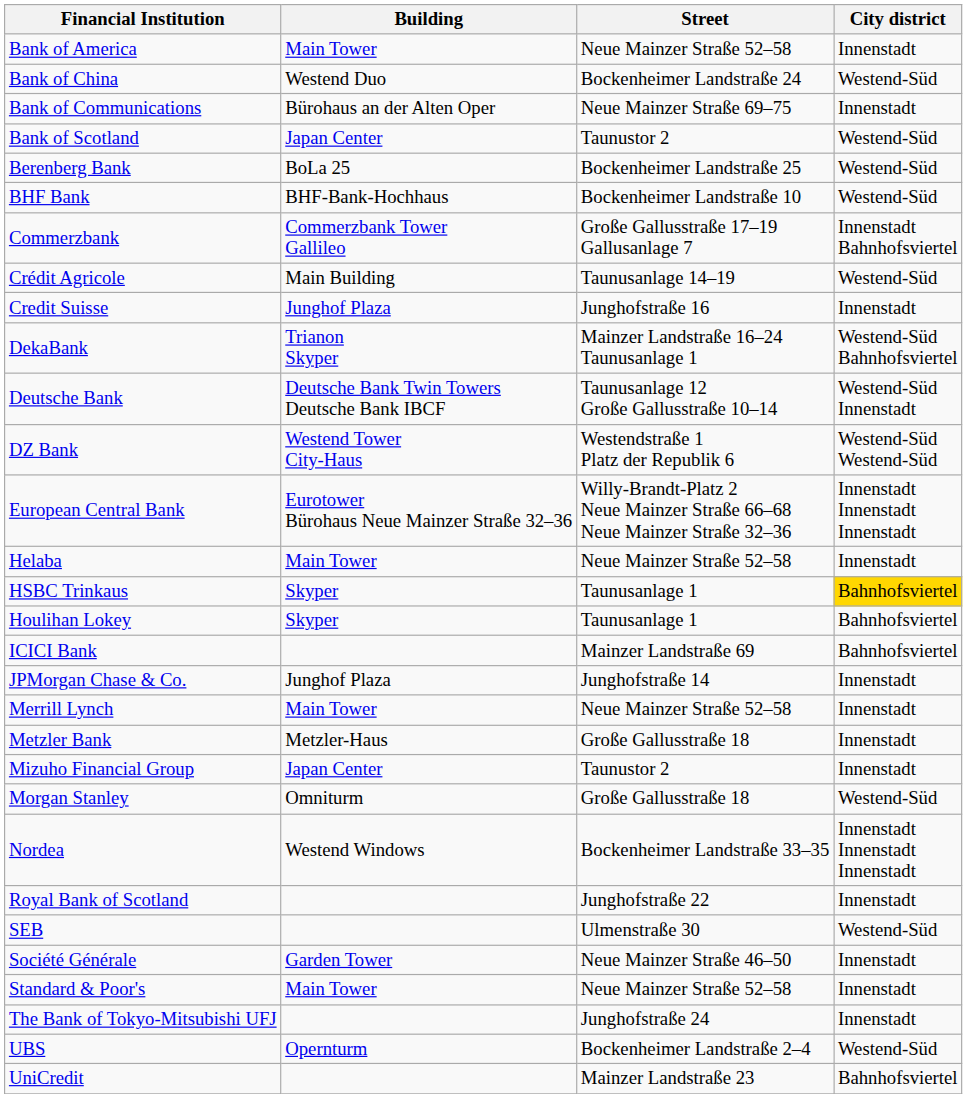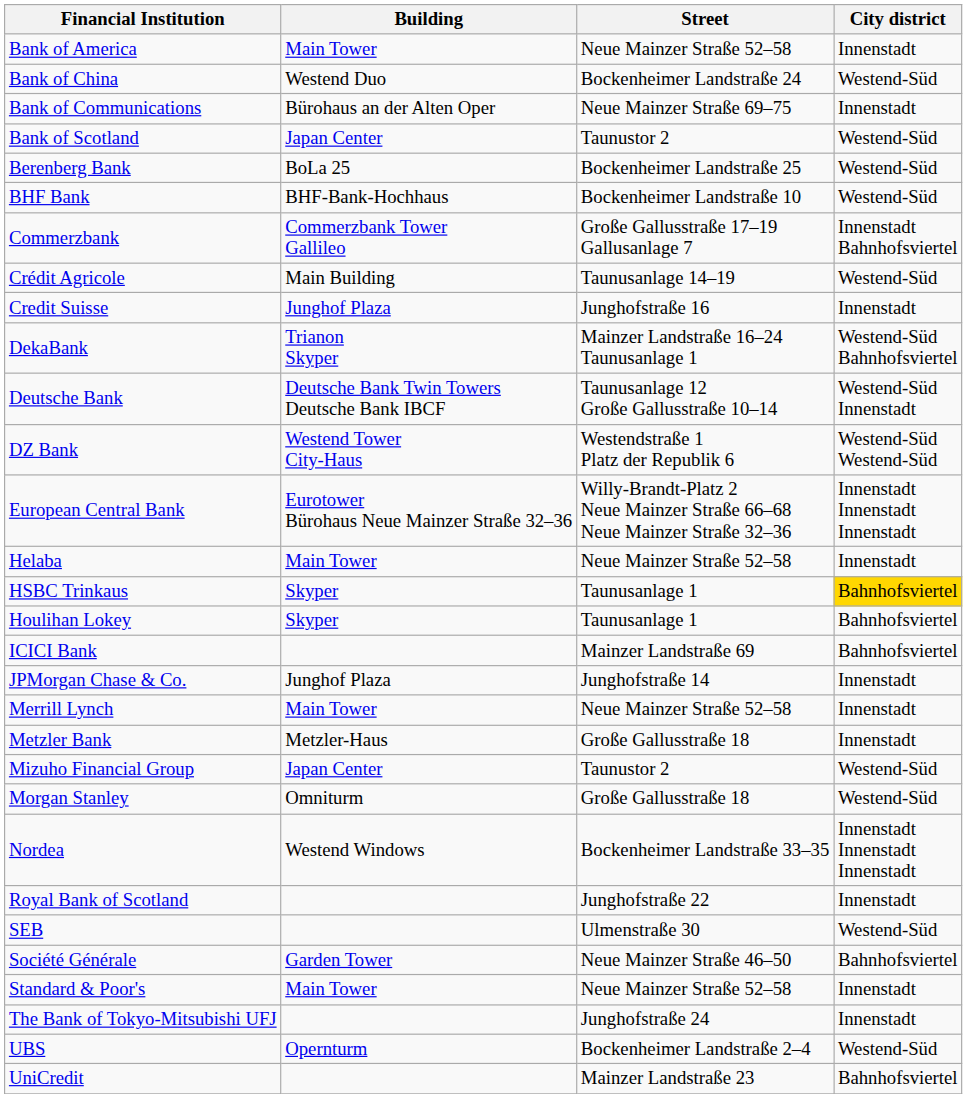(877, 769) Innenstadt -> (888, 769) Westend-Süd
(877, 959) Innenstadt -> (898, 959) Bahnhofsviertel
